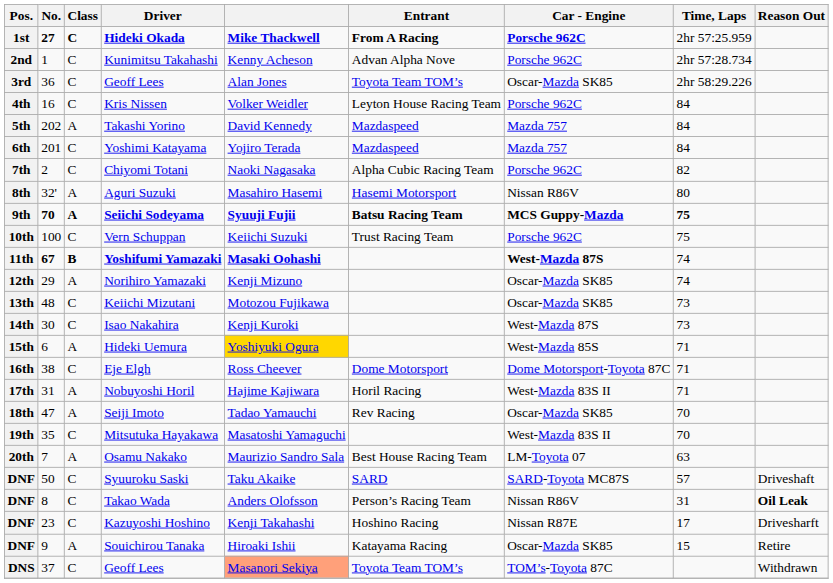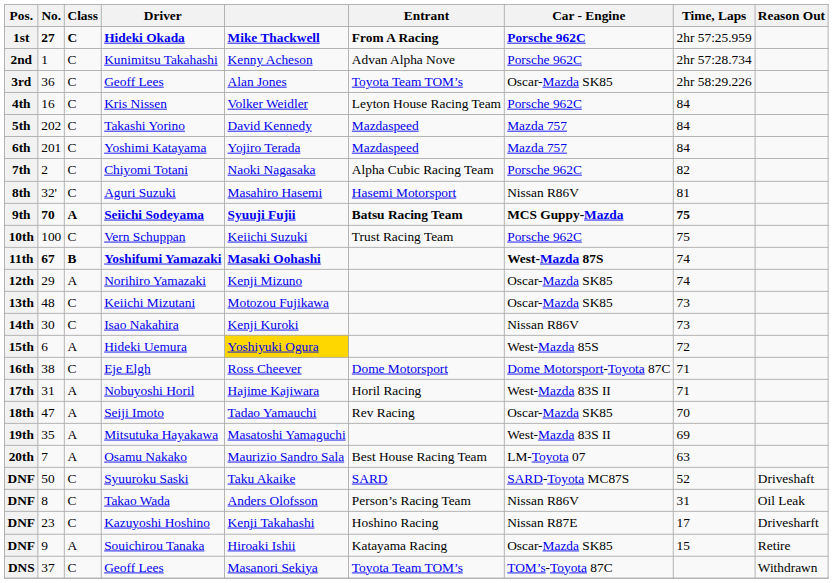(72, 125) A -> (72, 125) C
(72, 192) A -> (72, 192) C
(683, 192) 80 -> (683, 192) 81
(553, 324) West-Mazda 87S -> (543, 324) Nissan R86V
(683, 346) 71 -> (683, 346) 72
(72, 434) C -> (72, 434) A
(683, 434) 70 -> (683, 434) 69
(683, 478) 57 -> (683, 478) 52
(783, 500) bold -> (781, 500) normal
(273, 567) lightsalmon background -> (273, 567) no background
